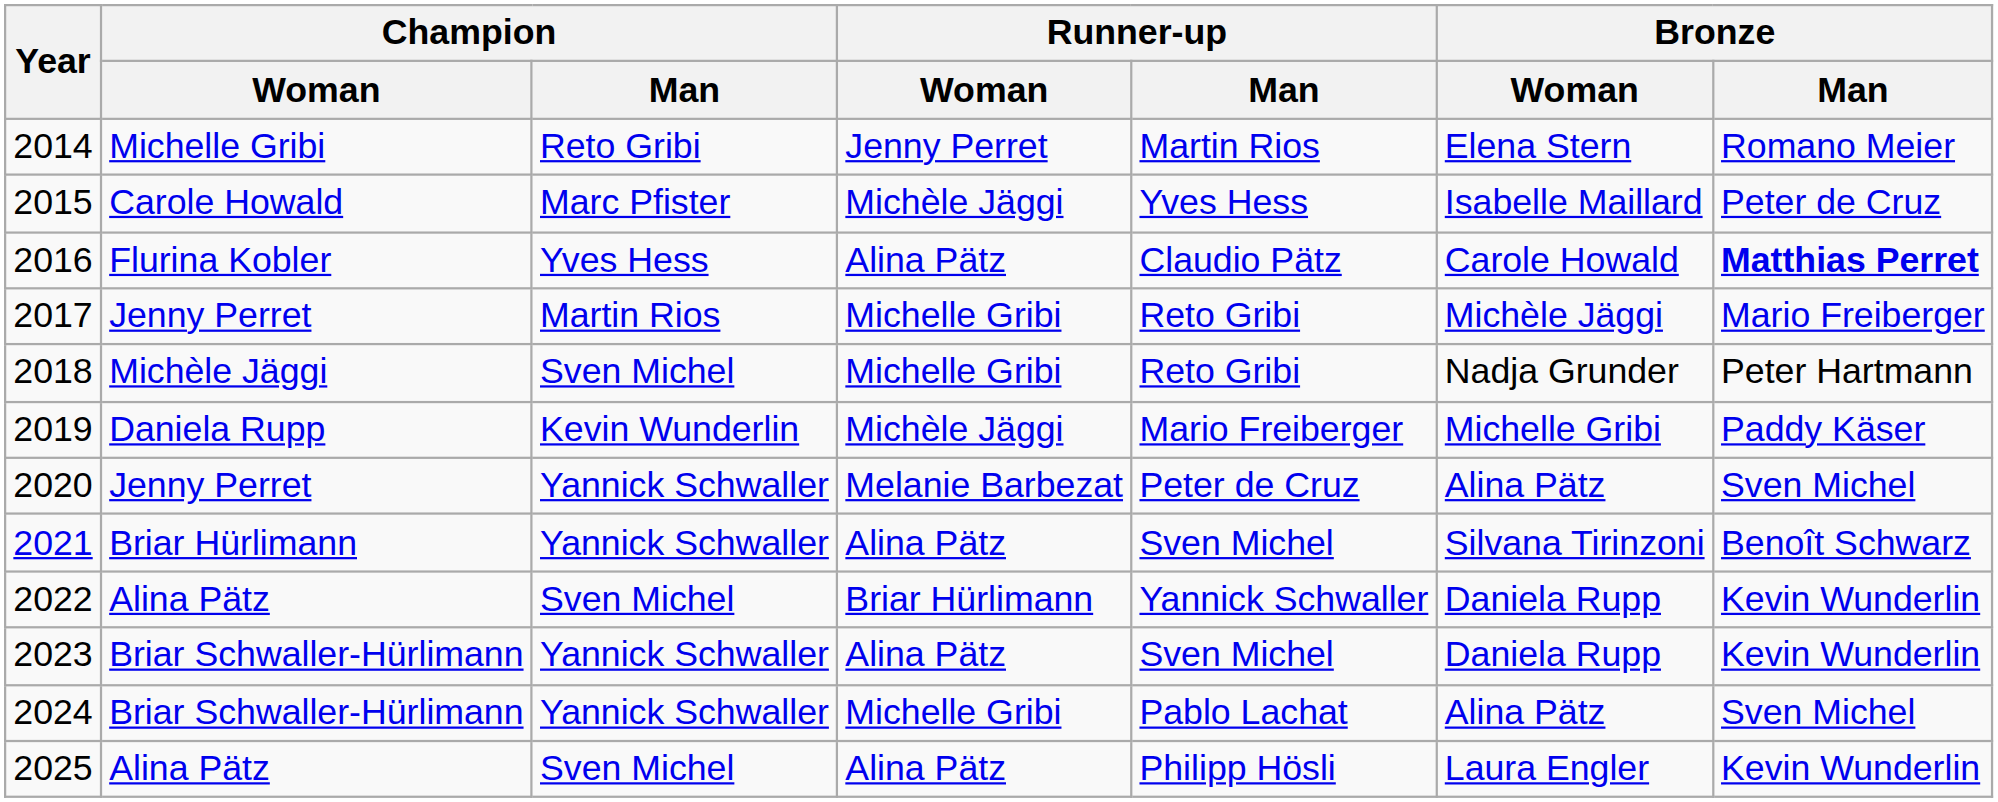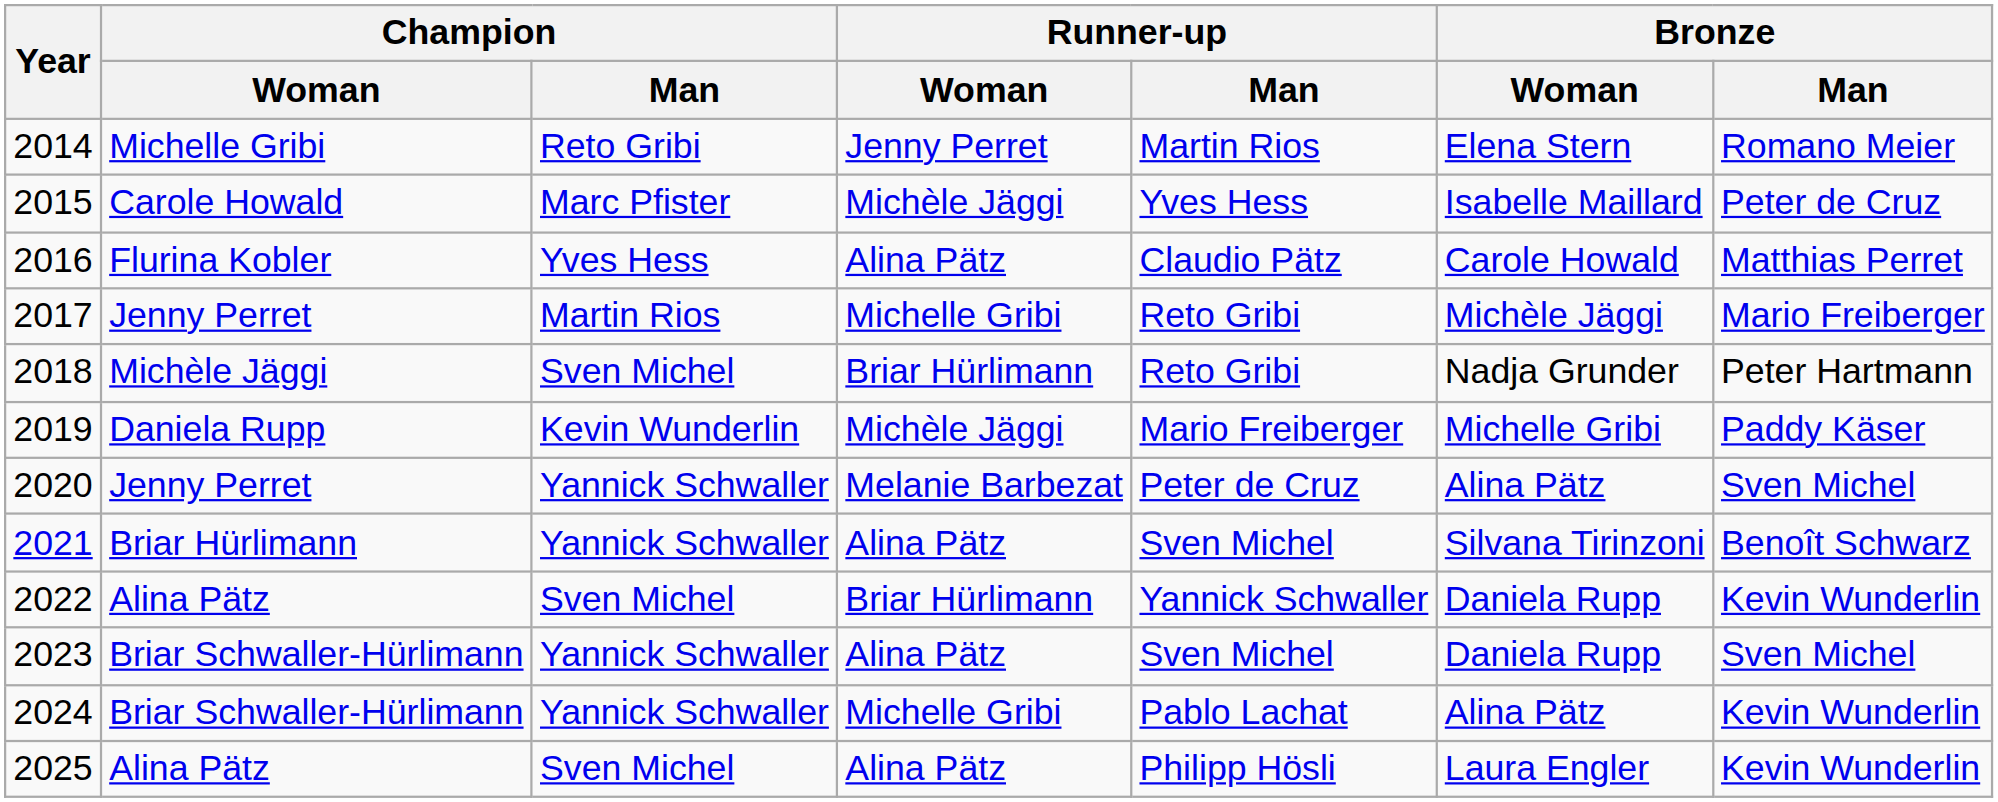(1850, 259) bold -> (1842, 259) normal
(953, 372) Michelle Gribi -> (969, 372) Briar Hürlimann
(1851, 655) Kevin Wunderlin -> (1818, 655) Sven Michel
(1818, 711) Sven Michel -> (1851, 711) Kevin Wunderlin
